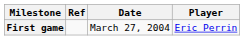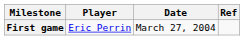columns swapped: (206, 12) <-> (77, 12)
